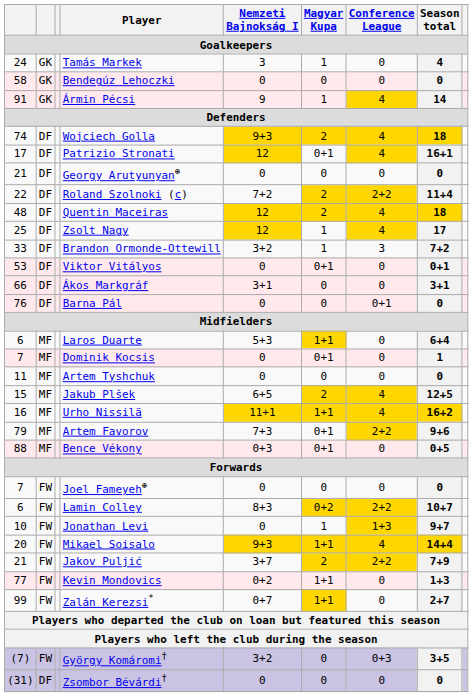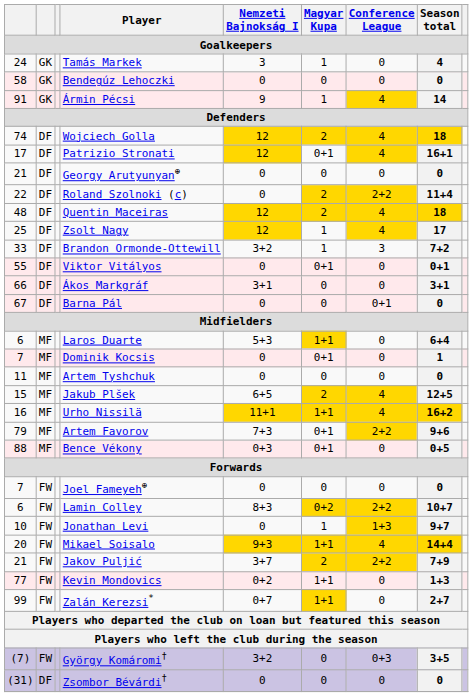(262, 136) 9+3 -> (262, 136) 12
(262, 194) 7+2 -> (262, 194) 0
(20, 267) 53 -> (20, 267) 55
(20, 303) 76 -> (20, 303) 67
